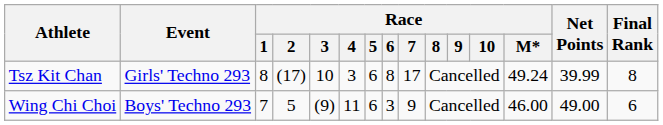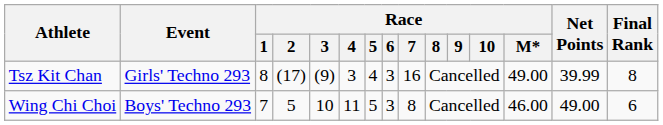(325, 76) 10 -> (325, 76) (9)
(373, 76) 6 -> (373, 76) 4
(390, 76) 8 -> (390, 76) 3
(412, 76) 17 -> (412, 76) 16
(528, 76) 49.24 -> (528, 76) 49.00
(325, 105) (9) -> (325, 105) 10
(373, 105) 6 -> (373, 105) 5
(412, 105) 9 -> (412, 105) 8
